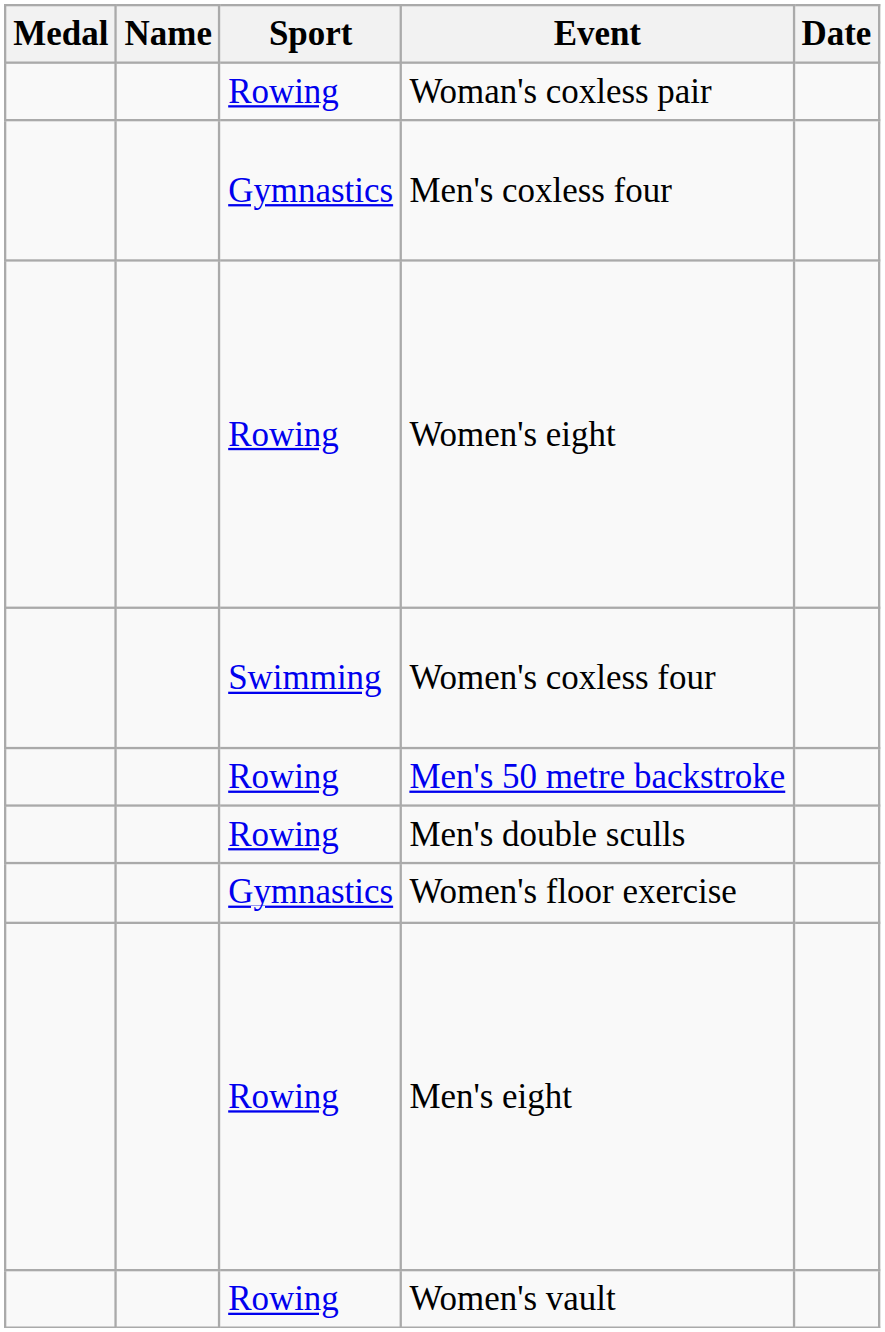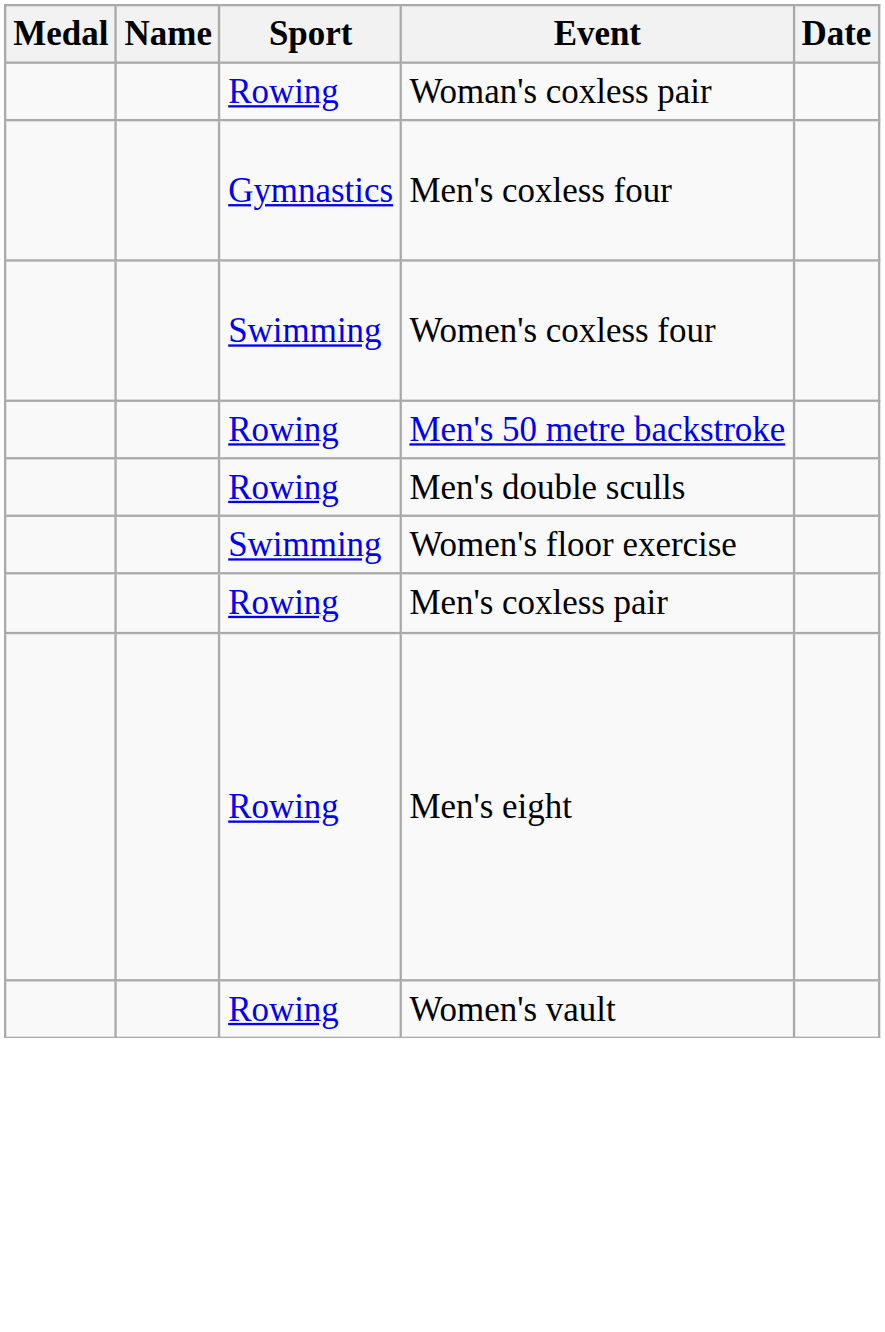- row: (512, 434)
(311, 892) Gymnastics -> (305, 544) Swimming
+ row: (539, 602)
